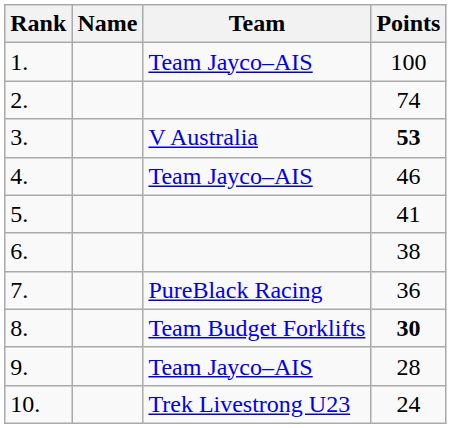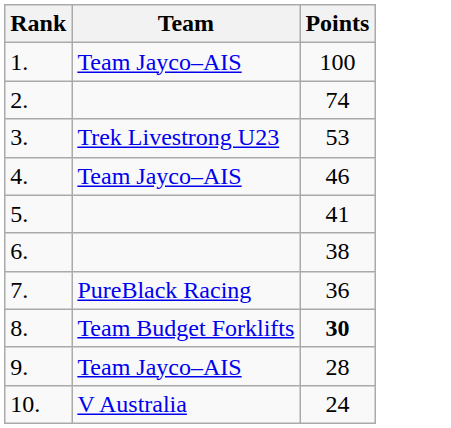- column: (107, 23)
(203, 137) V Australia -> (178, 137) Trek Livestrong U23
(408, 137) bold -> (337, 137) normal
(249, 404) Trek Livestrong U23 -> (132, 404) V Australia
